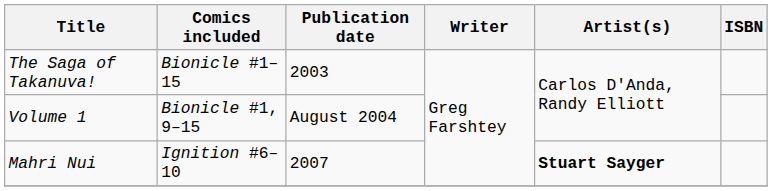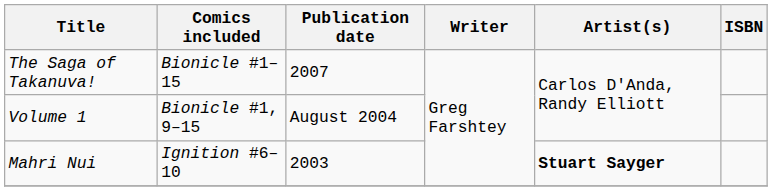(309, 72) 2003 -> (309, 72) 2007
(309, 163) 2007 -> (309, 163) 2003
